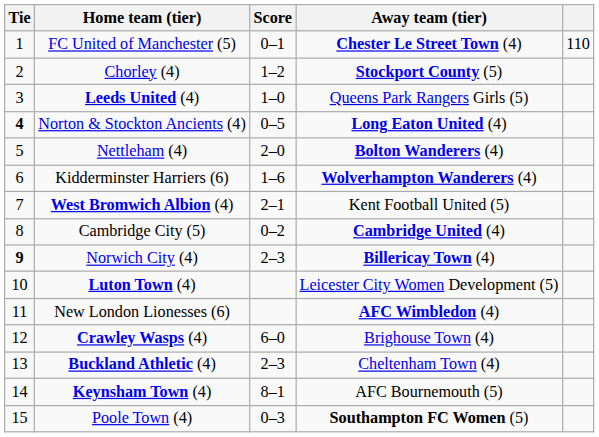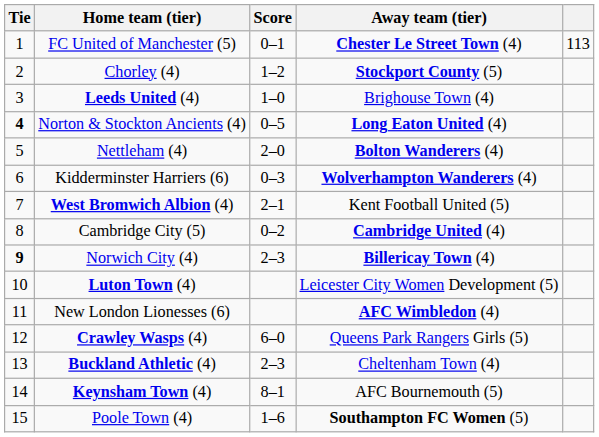(578, 44) 110 -> (578, 44) 113
(429, 97) Queens Park Rangers Girls (5) -> (429, 97) Brighouse Town (4)
(273, 177) 1–6 -> (273, 177) 0–3
(429, 337) Brighouse Town (4) -> (429, 337) Queens Park Rangers Girls (5)
(273, 417) 0–3 -> (273, 417) 1–6
